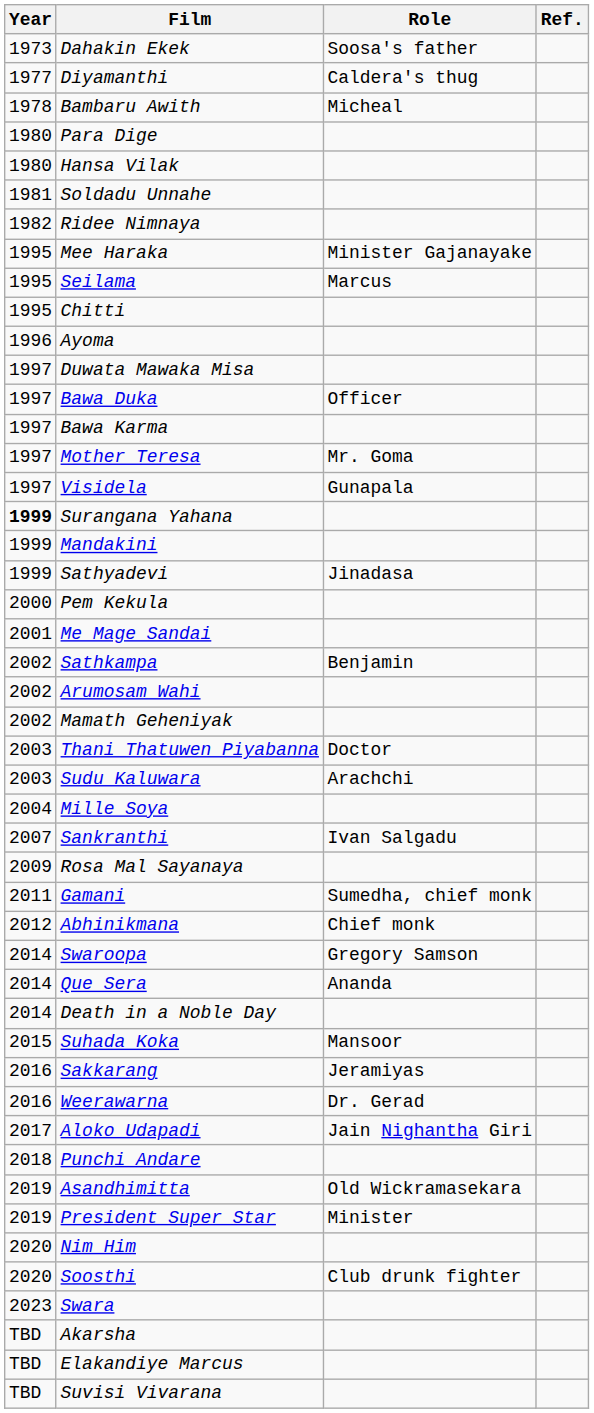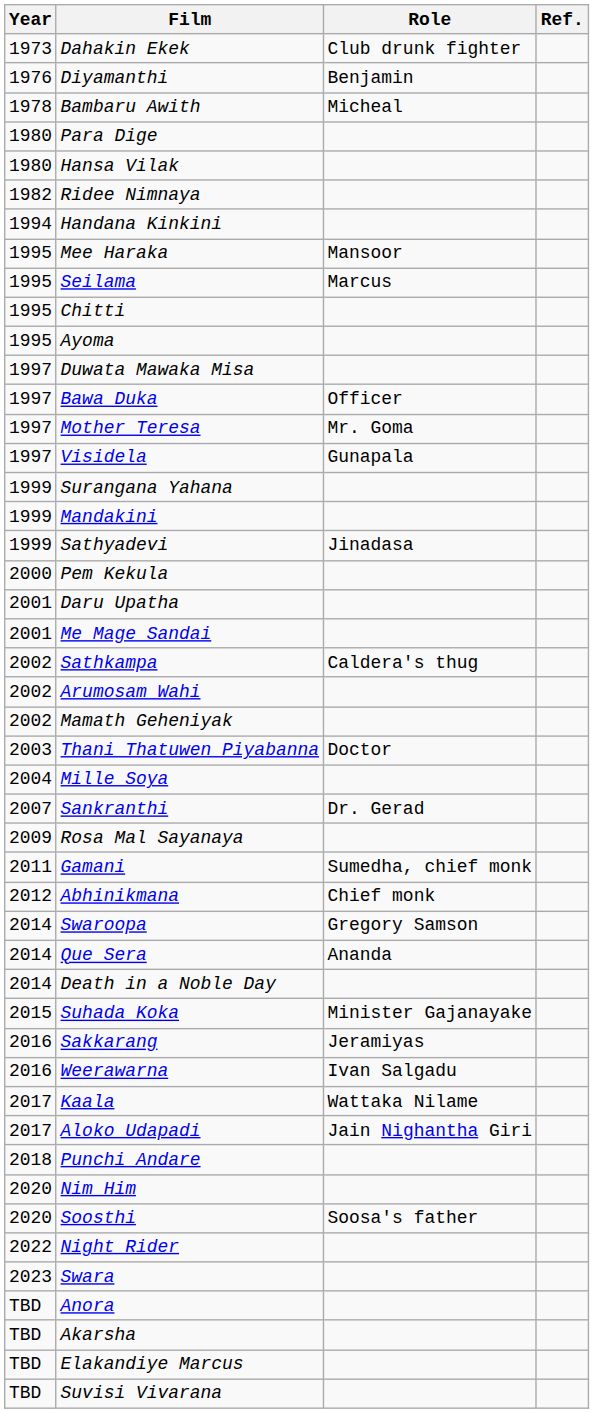(403, 49) Soosa's father -> (424, 49) Club drunk fighter
(31, 78) 1977 -> (31, 78) 1976
(403, 78) Caldera's thug -> (371, 78) Benjamin
- row: (136, 195)
+ row: (141, 224)
(430, 253) Minister Gajanayake -> (365, 253) Mansoor
(31, 341) 1996 -> (31, 341) 1995
- row: (114, 429)
(31, 516) bold -> (31, 487) normal
+ row: (120, 604)
(371, 663) Benjamin -> (403, 663) Caldera's thug
- row: (131, 780)
(392, 838) Ivan Salgadu -> (376, 809) Dr. Gerad
(365, 1043) Mansoor -> (430, 1013) Minister Gajanayake
(376, 1101) Dr. Gerad -> (392, 1072) Ivan Salgadu
+ row: (88, 1101)
- row: (125, 1189)
- row: (168, 1218)
(424, 1277) Club drunk fighter -> (403, 1218) Soosa's father
+ row: (120, 1247)
+ row: (88, 1306)
